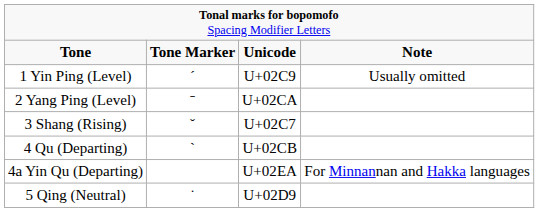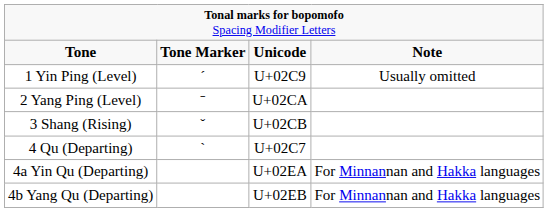(270, 123) U+02C7 -> (280, 123) U+02CB
(270, 147) U+02CB -> (280, 147) U+02C7
+ row: (81, 195)
- row: (76, 195)
